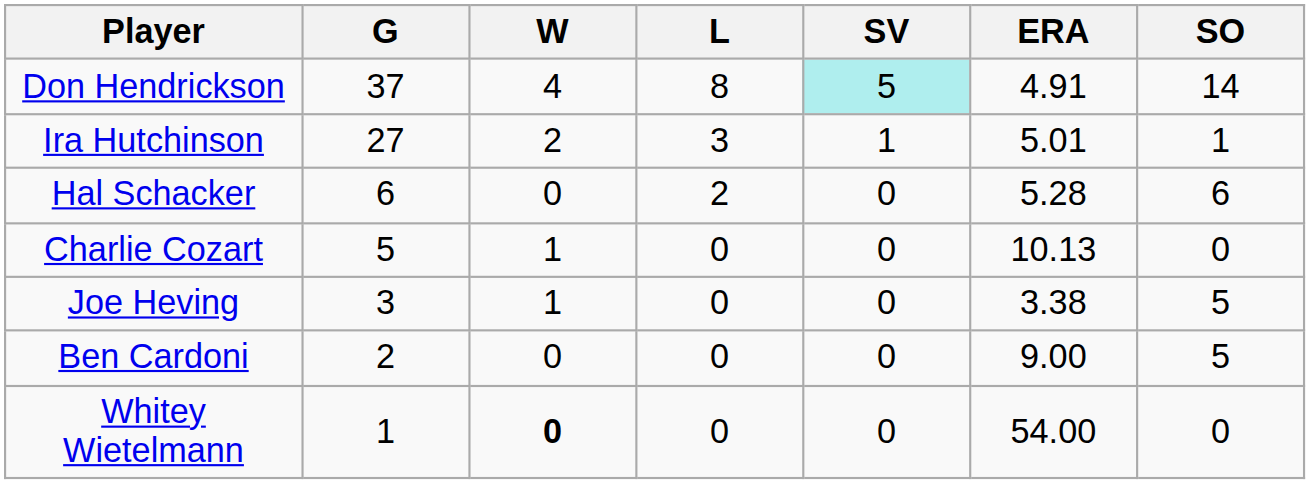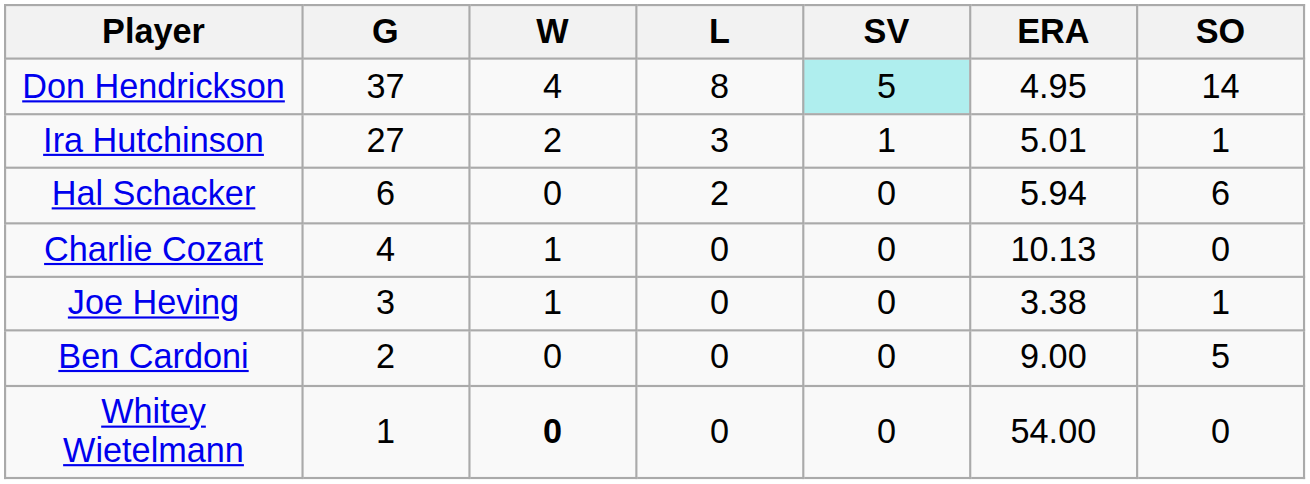(1053, 85) 4.91 -> (1053, 85) 4.95
(1053, 194) 5.28 -> (1053, 194) 5.94
(385, 248) 5 -> (385, 248) 4
(1220, 303) 5 -> (1220, 303) 1
